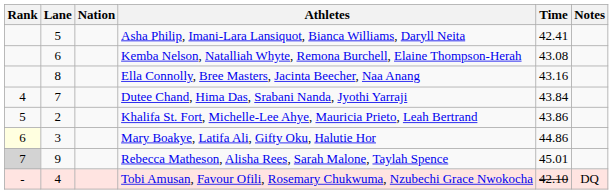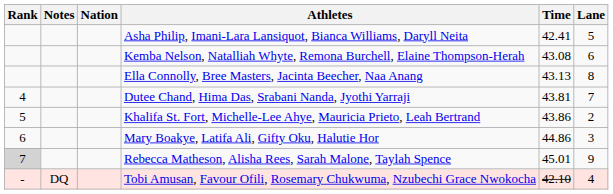columns swapped: (58, 14) <-> (590, 14)
(554, 76) 43.16 -> (556, 76) 43.13
(554, 96) 43.84 -> (556, 96) 43.81
(23, 138) lightyellow background -> (23, 138) no background
